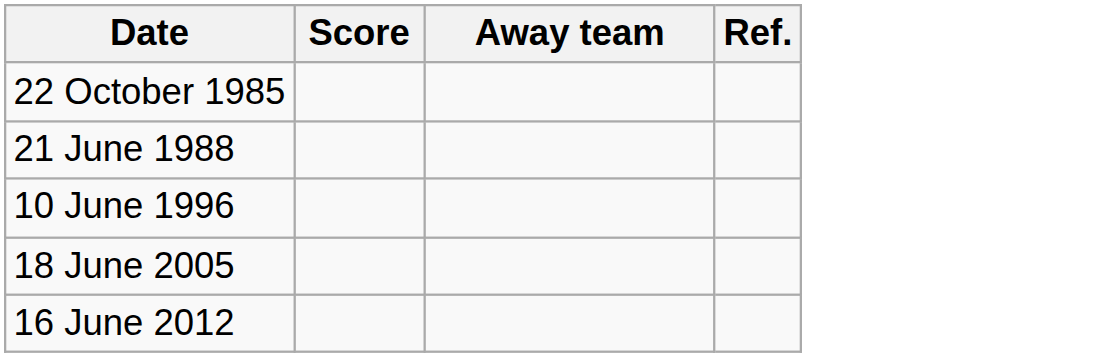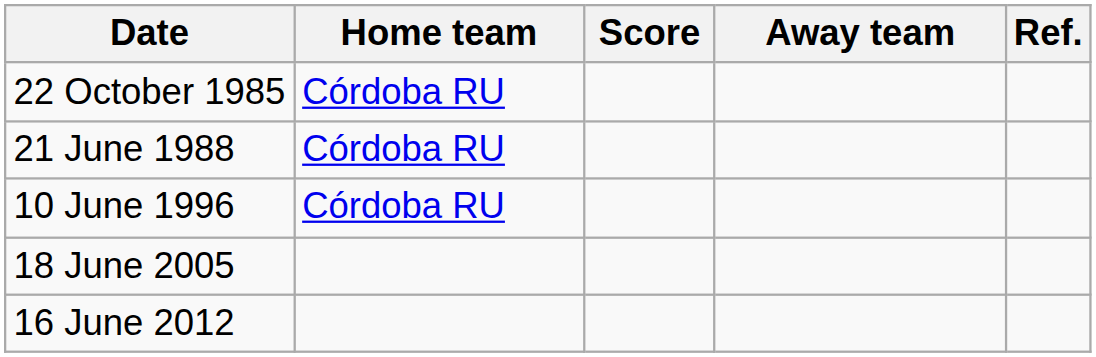+ column: (439, 33)
